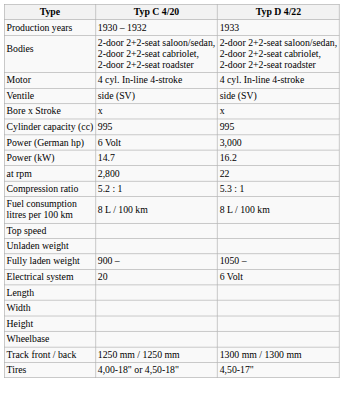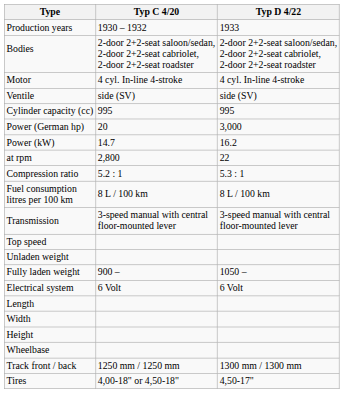- row: (34, 111)
(109, 142) 6 Volt -> (103, 127) 20
+ row: (33, 220)
(103, 277) 20 -> (109, 288) 6 Volt
